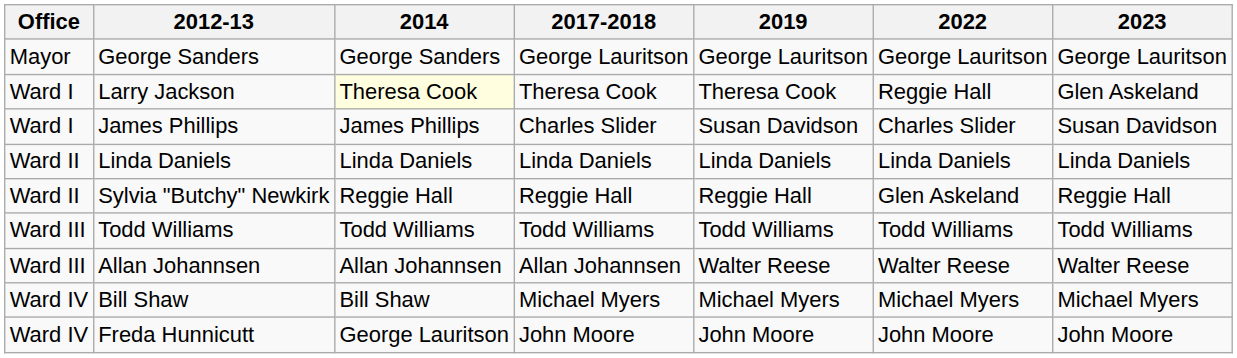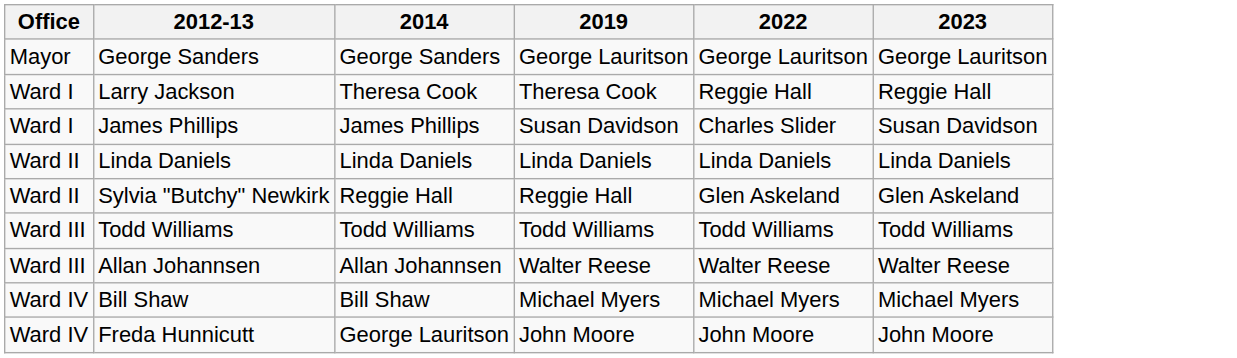- column: (604, 21)
(408, 91) lightyellow background -> (408, 91) no background
(1128, 91) Glen Askeland -> (935, 91) Reggie Hall
(1114, 195) Reggie Hall -> (949, 195) Glen Askeland
